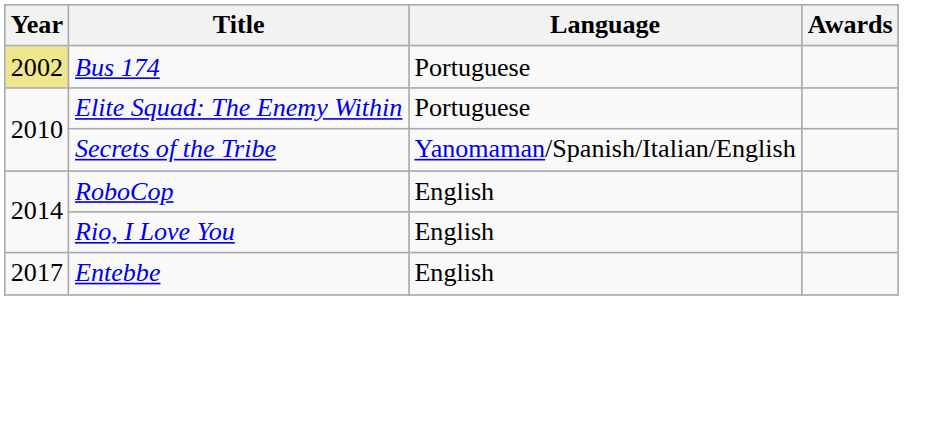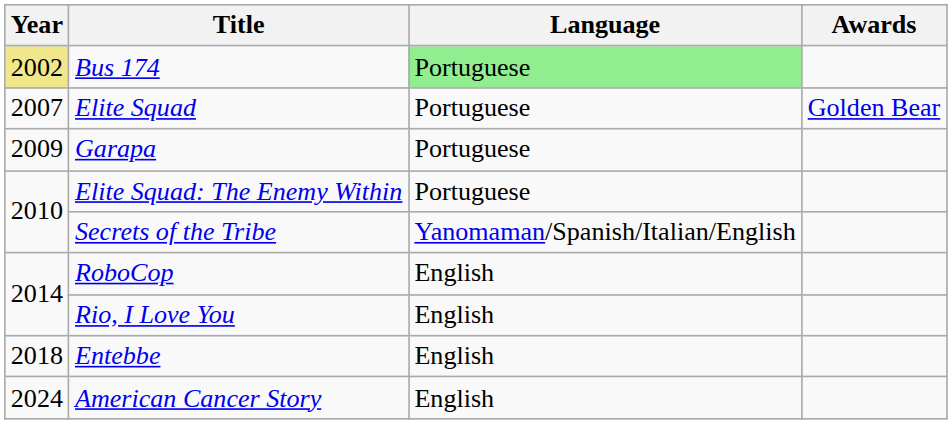(472, 66) no background -> (472, 66) lightgreen background
+ row: (135, 107)
+ row: (116, 149)
(37, 273) 2017 -> (37, 356) 2018
+ row: (198, 397)
